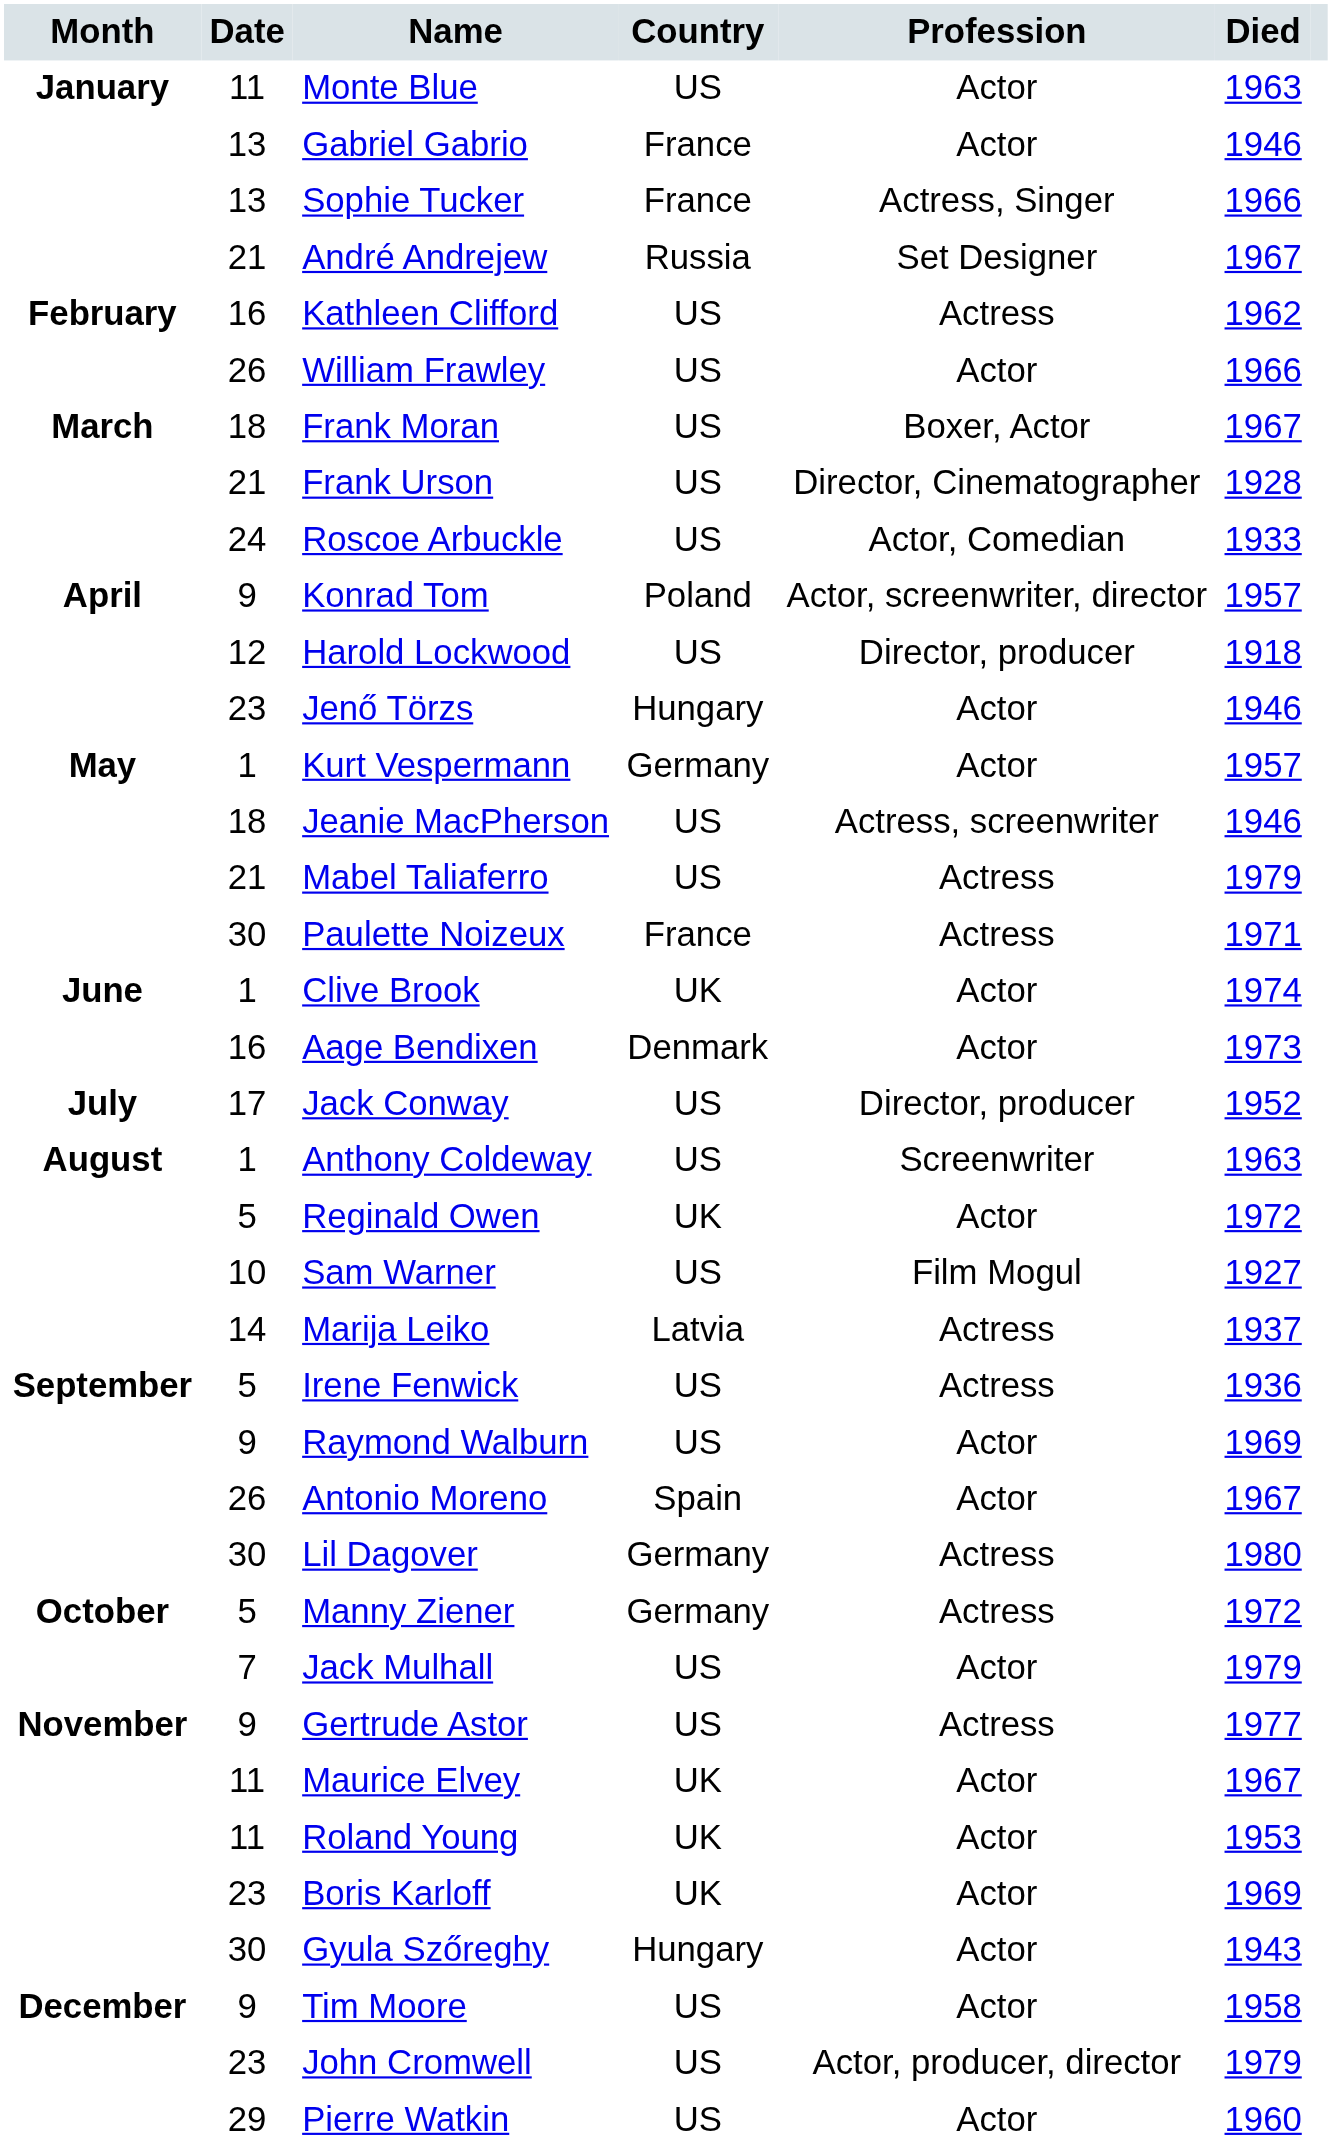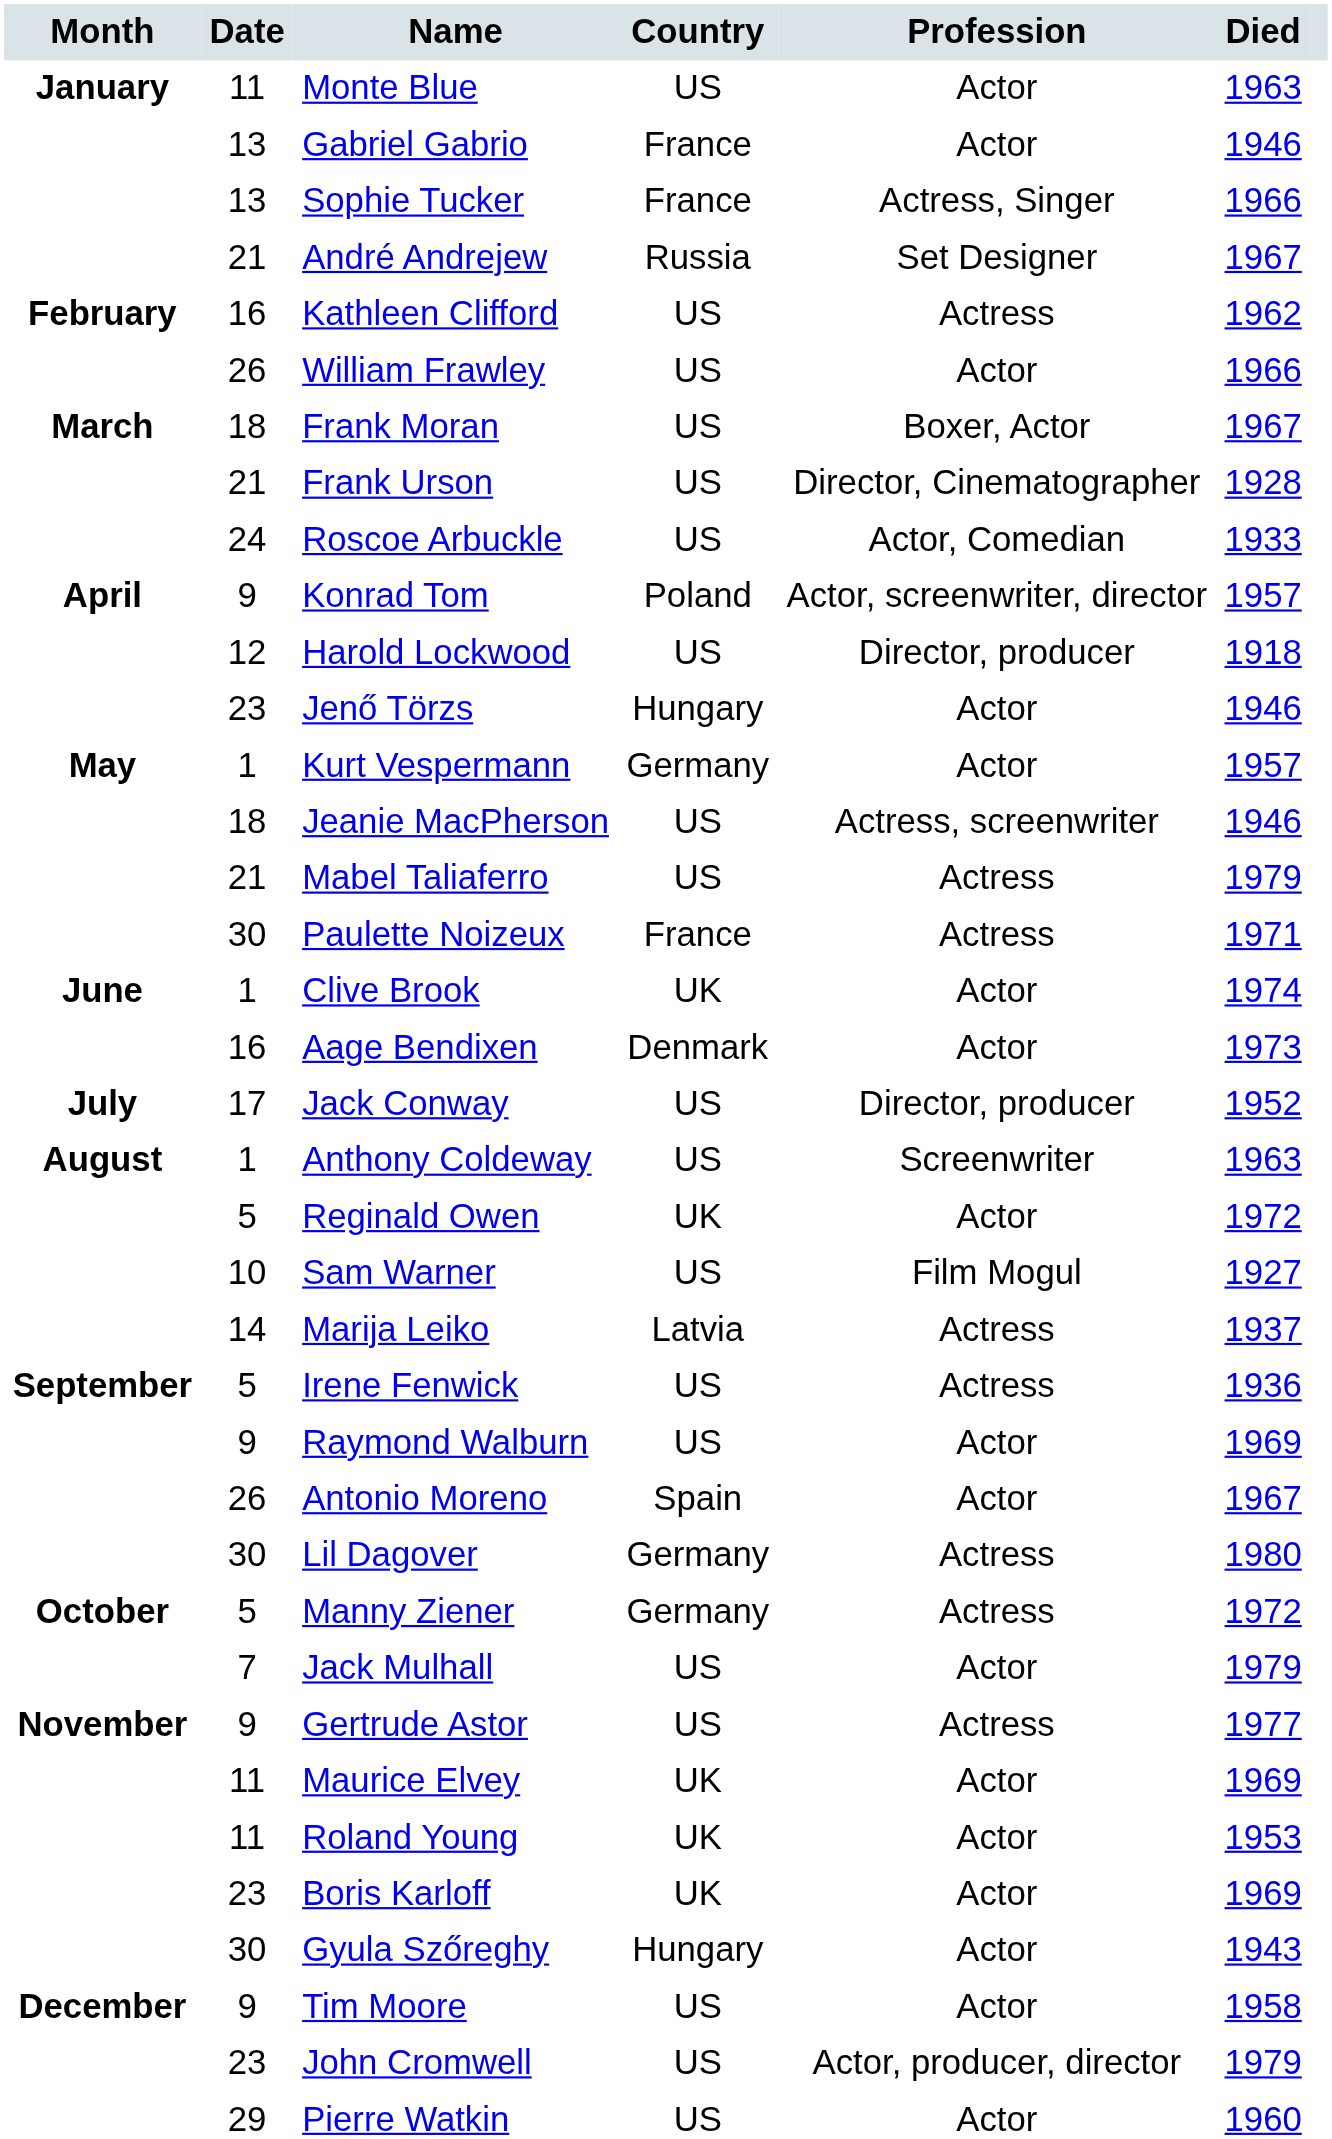(1263, 1780) 1967 -> (1263, 1780) 1969
